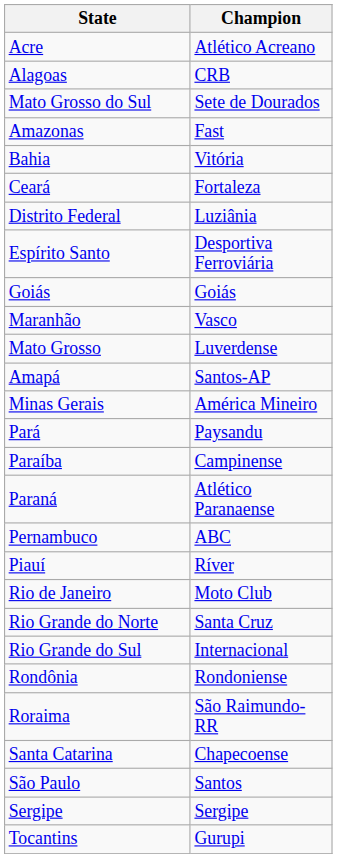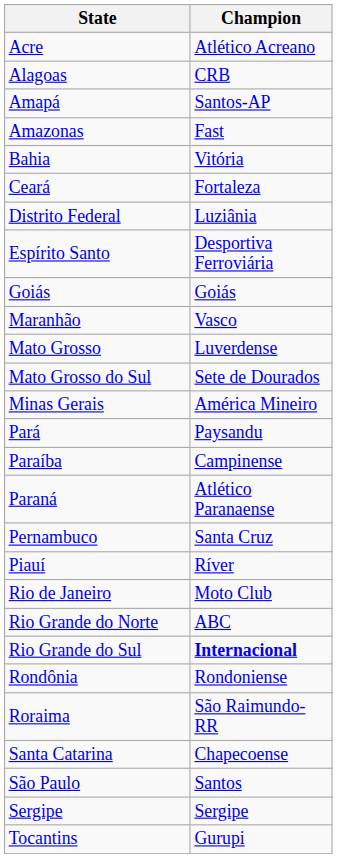rows swapped: (34, 376) <-> (80, 103)
(213, 537) ABC -> (234, 537) Santa Cruz
(234, 621) Santa Cruz -> (213, 621) ABC
(241, 650) normal -> (246, 650) bold
